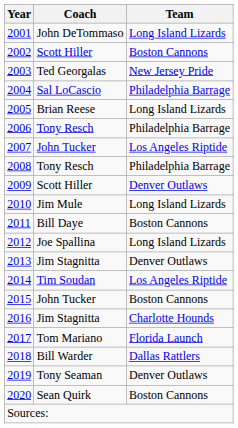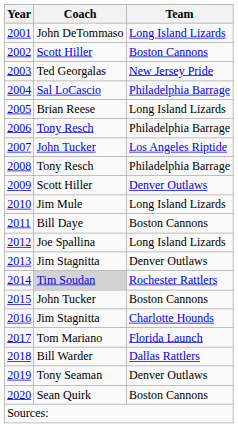(66, 280) no background -> (66, 280) lightgrey background
(178, 280) Los Angeles Riptide -> (173, 280) Rochester Rattlers
